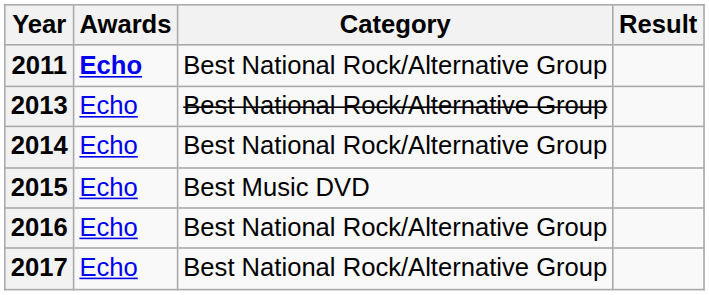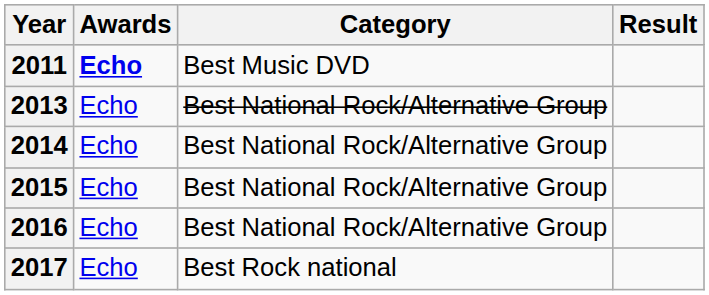(395, 65) Best National Rock/Alternative Group -> (276, 65) Best Music DVD
(276, 187) Best Music DVD -> (395, 187) Best National Rock/Alternative Group
(395, 268) Best National Rock/Alternative Group -> (290, 268) Best Rock national
